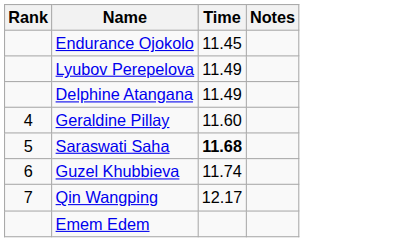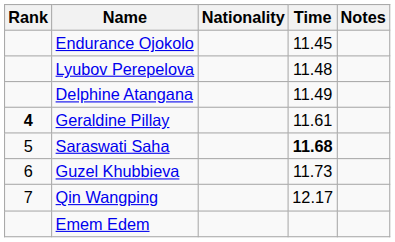+ column: (243, 18)
(222, 69) 11.49 -> (313, 69) 11.48
(28, 121) normal -> (28, 121) bold
(222, 121) 11.60 -> (313, 121) 11.61
(222, 172) 11.74 -> (313, 172) 11.73
